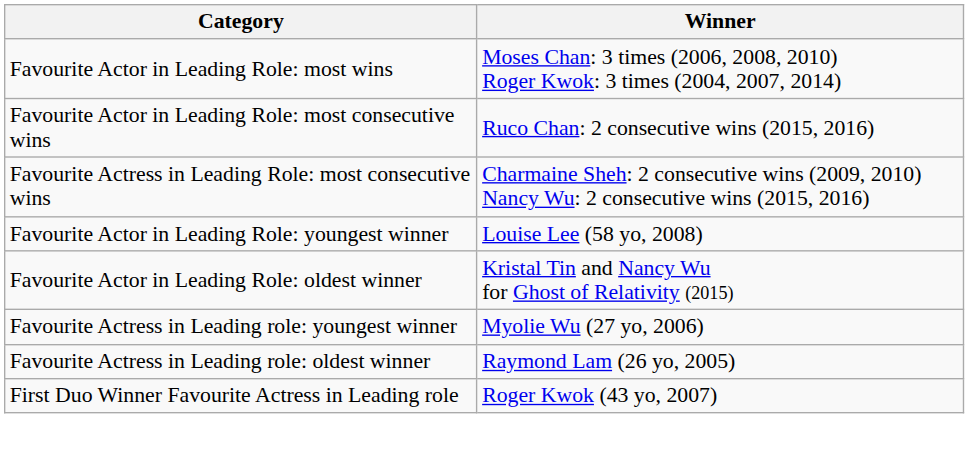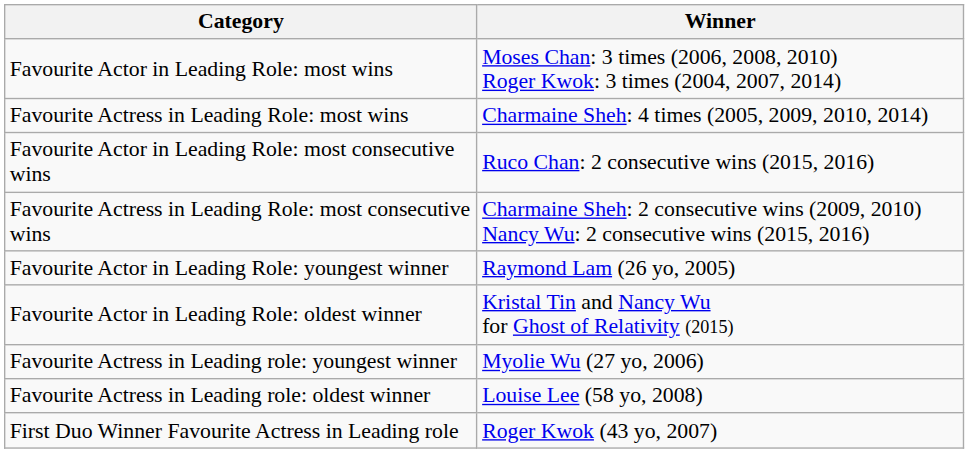+ row: (209, 115)
(592, 233) Louise Lee (58 yo, 2008) -> (609, 267) Raymond Lam (26 yo, 2005)
(609, 361) Raymond Lam (26 yo, 2005) -> (592, 395) Louise Lee (58 yo, 2008)
